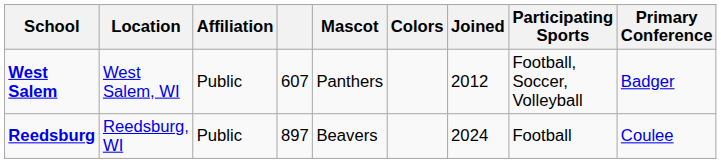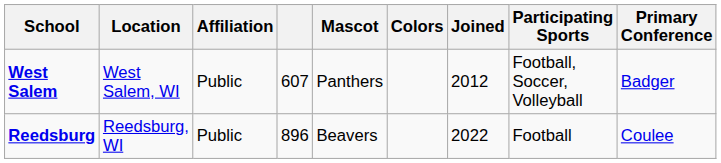(295, 135) 897 -> (295, 135) 896
(470, 135) 2024 -> (470, 135) 2022
